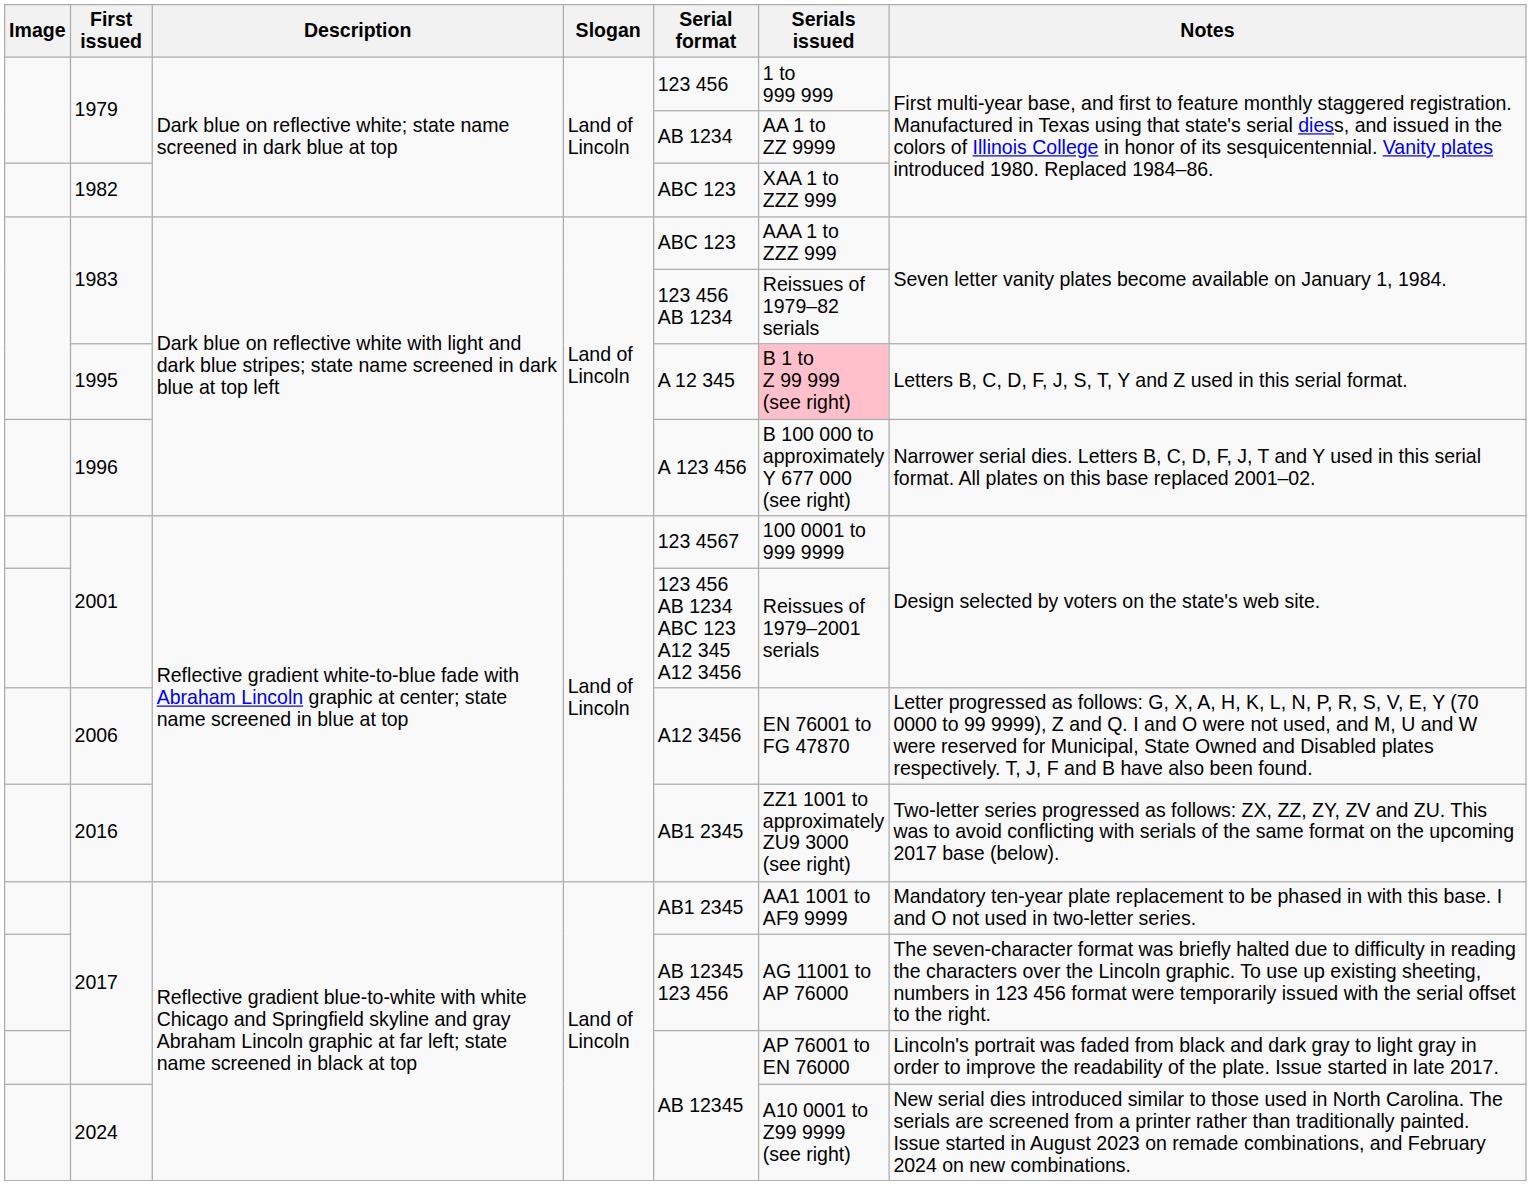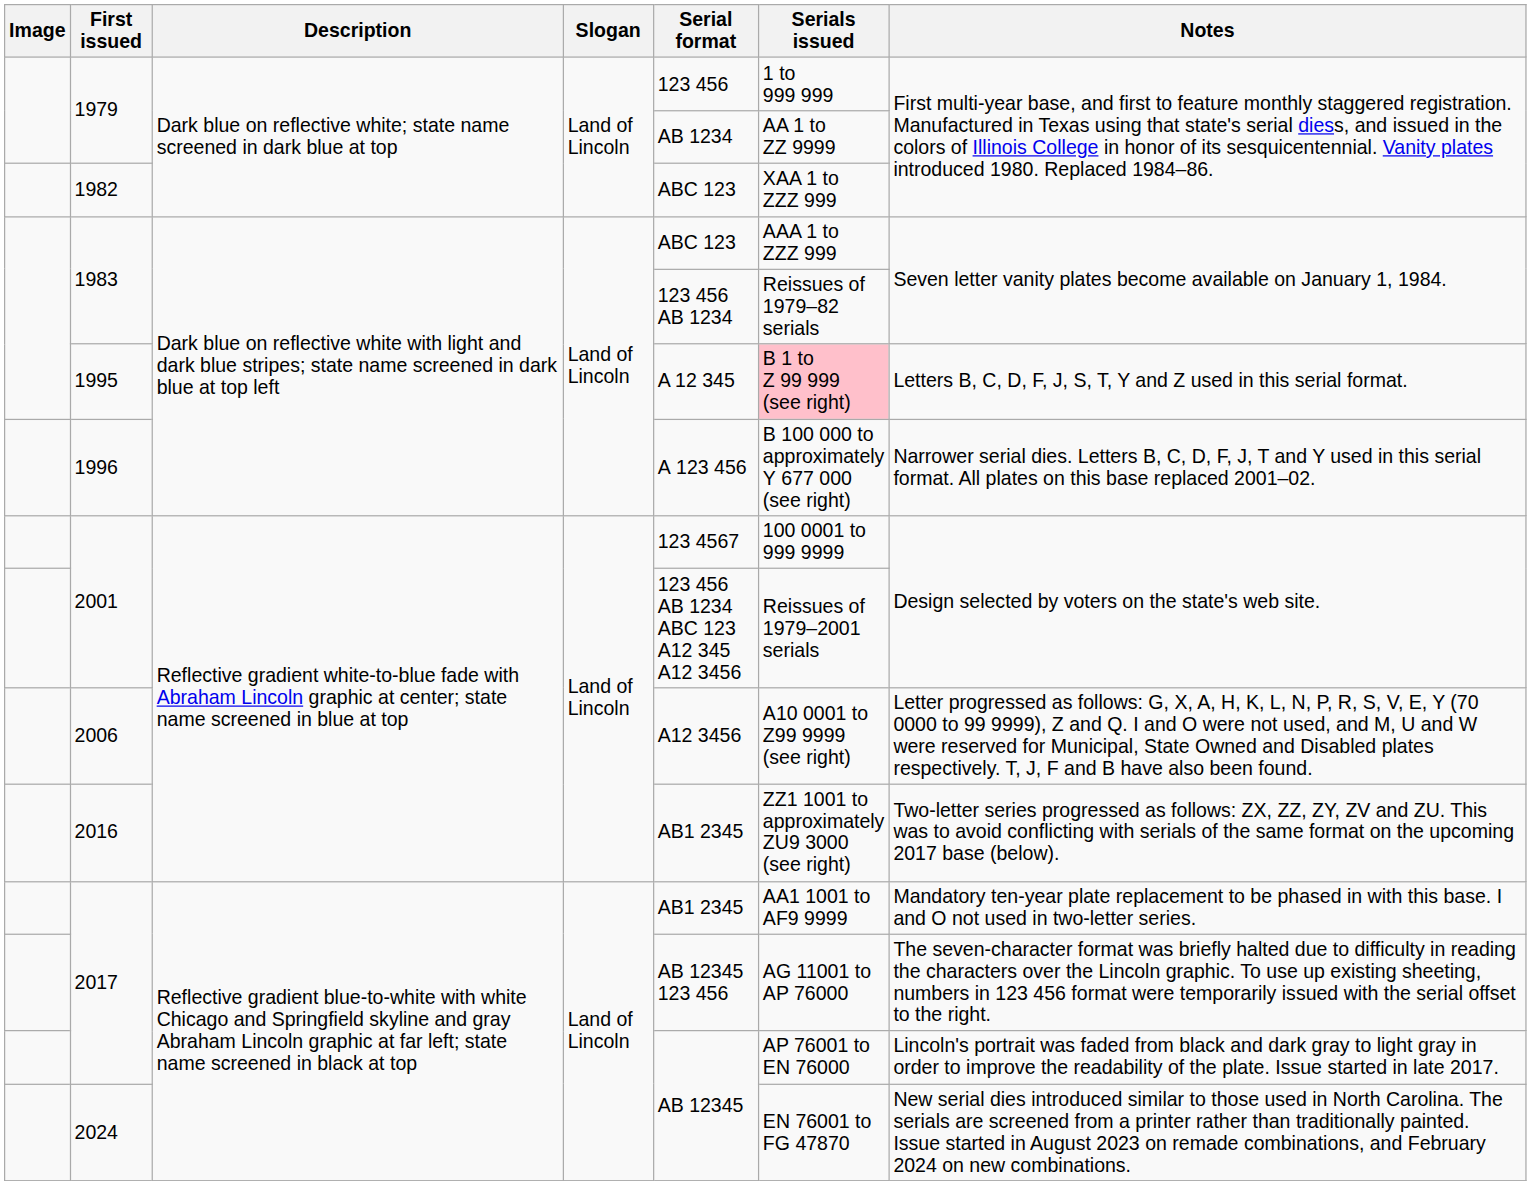(817, 735) EN 76001 to FG 47870 -> (816, 735) A10 0001 to Z99 9999 (see right)
(816, 1132) A10 0001 to Z99 9999 (see right) -> (817, 1132) EN 76001 to FG 47870
